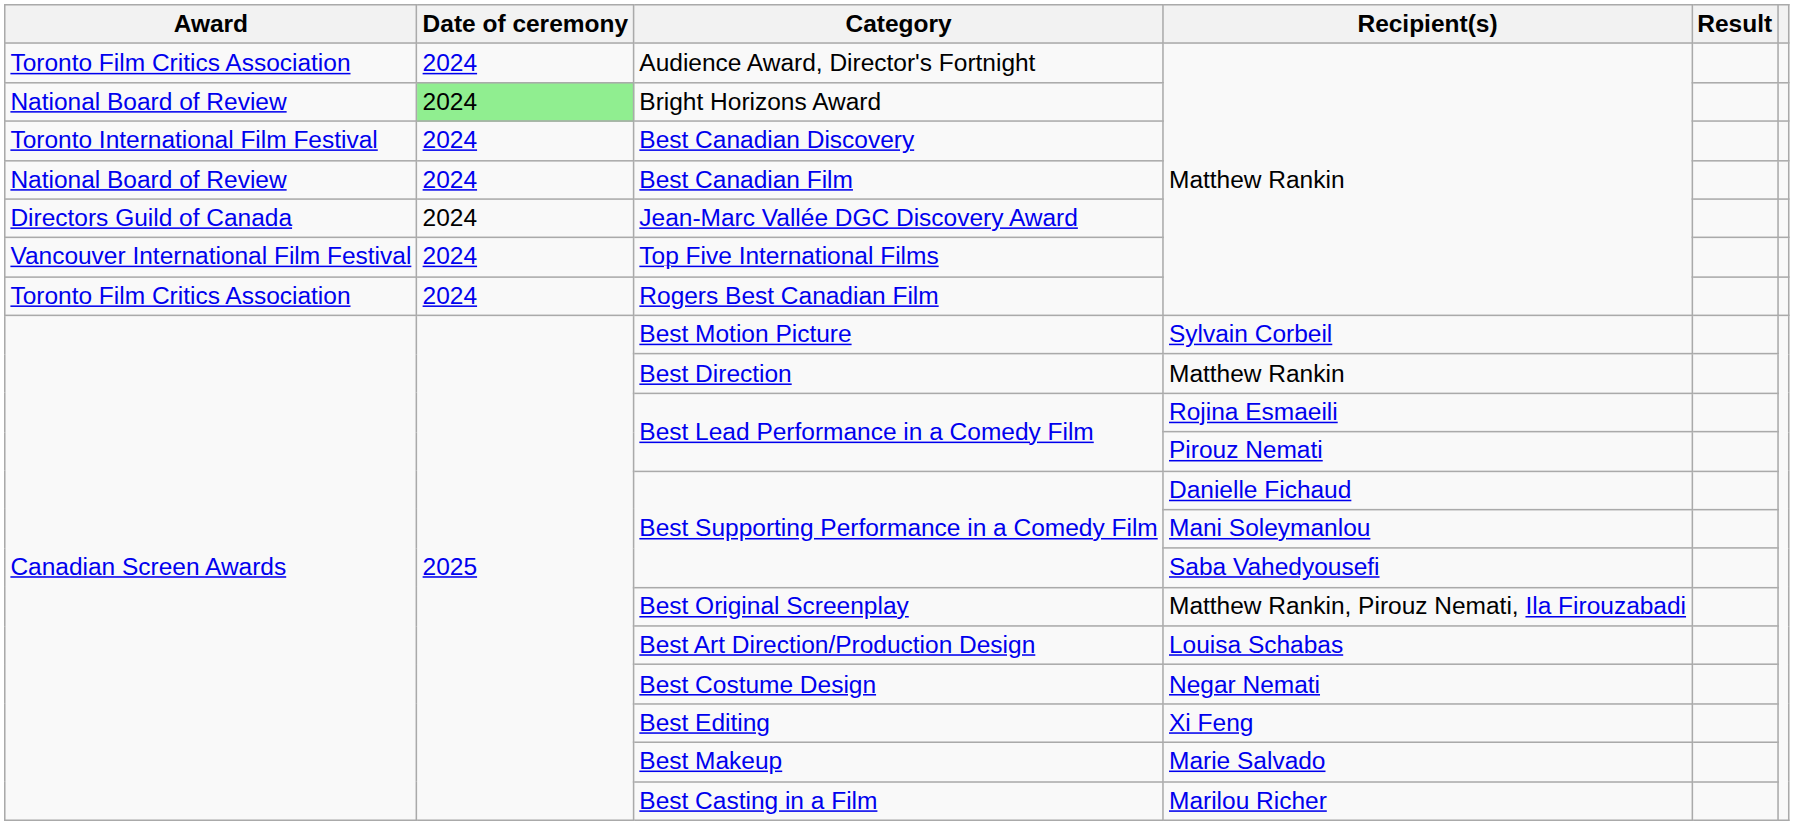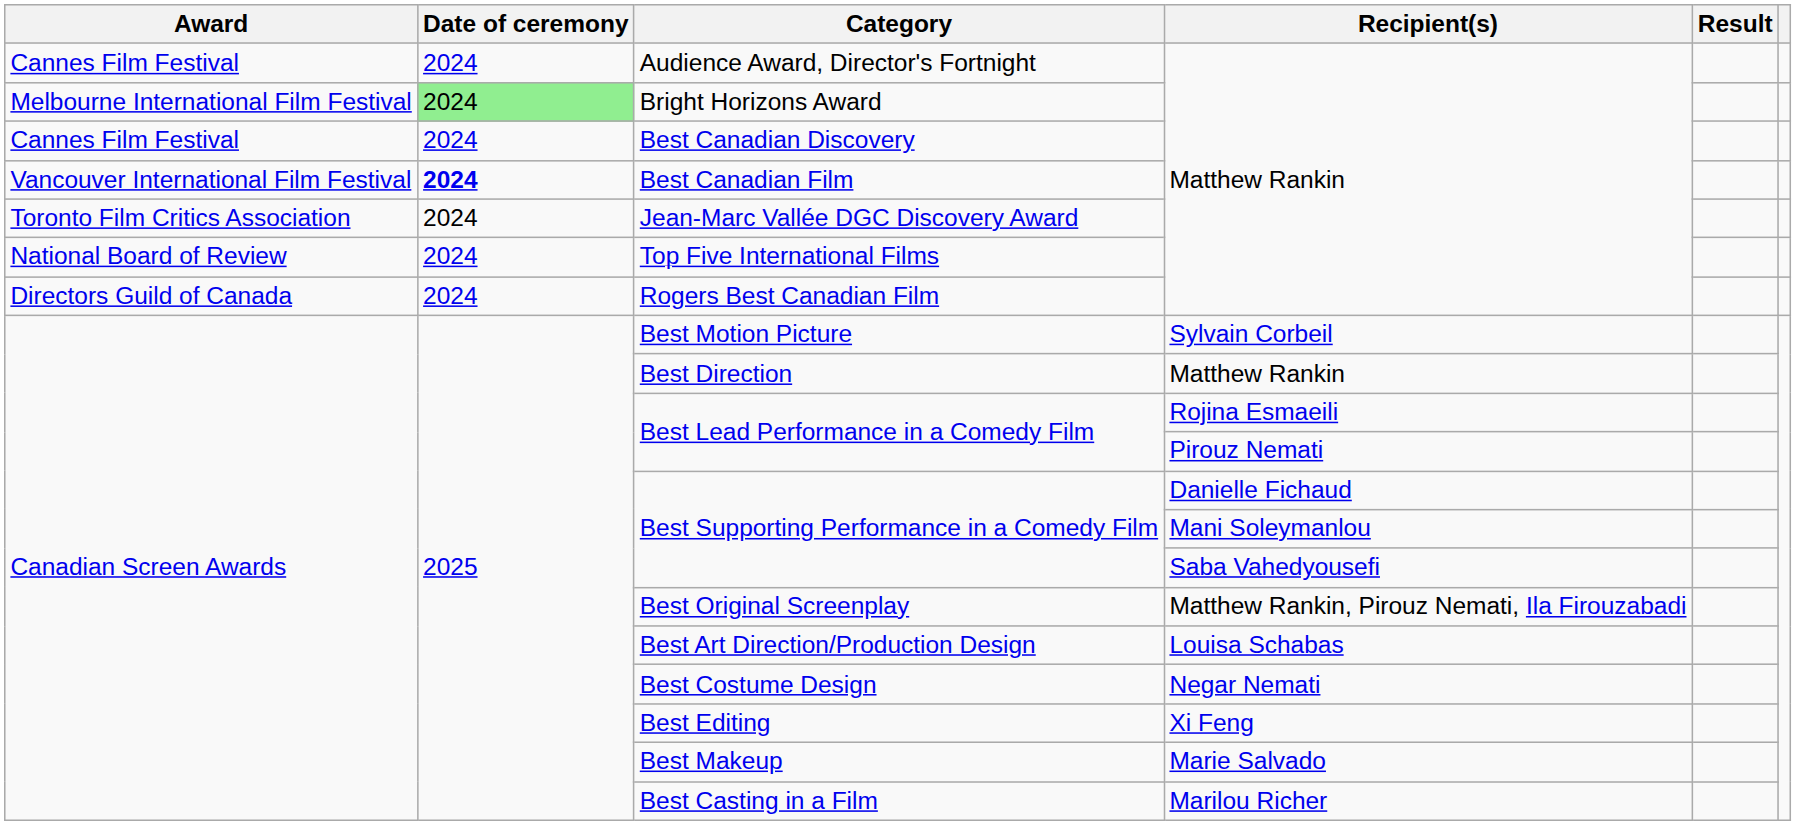(180, 62) Toronto Film Critics Association -> (125, 62) Cannes Film Festival
(149, 101) National Board of Review -> (211, 101) Melbourne International Film Festival
(194, 140) Toronto International Film Festival -> (125, 140) Cannes Film Festival
(149, 179) National Board of Review -> (211, 179) Vancouver International Film Festival
(450, 179) normal -> (450, 179) bold
(151, 218) Directors Guild of Canada -> (180, 218) Toronto Film Critics Association
(211, 256) Vancouver International Film Festival -> (149, 256) National Board of Review
(180, 295) Toronto Film Critics Association -> (151, 295) Directors Guild of Canada
